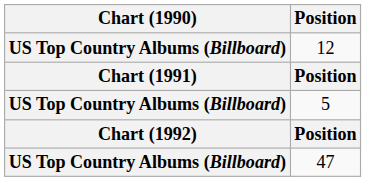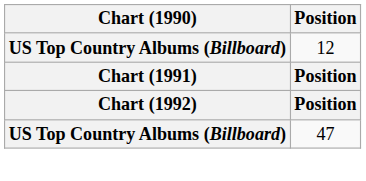- row: (326, 104)
